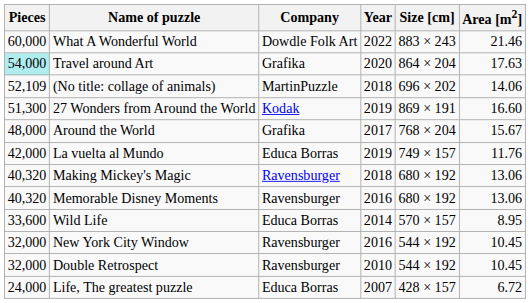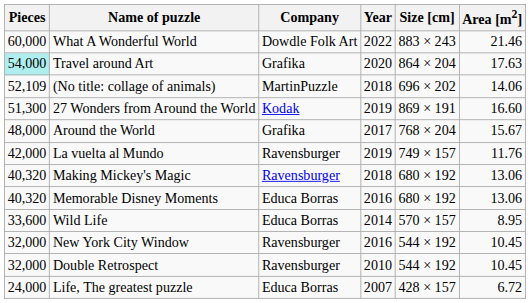(300, 153) Educa Borras -> (301, 153) Ravensburger
(301, 198) Ravensburger -> (300, 198) Educa Borras
